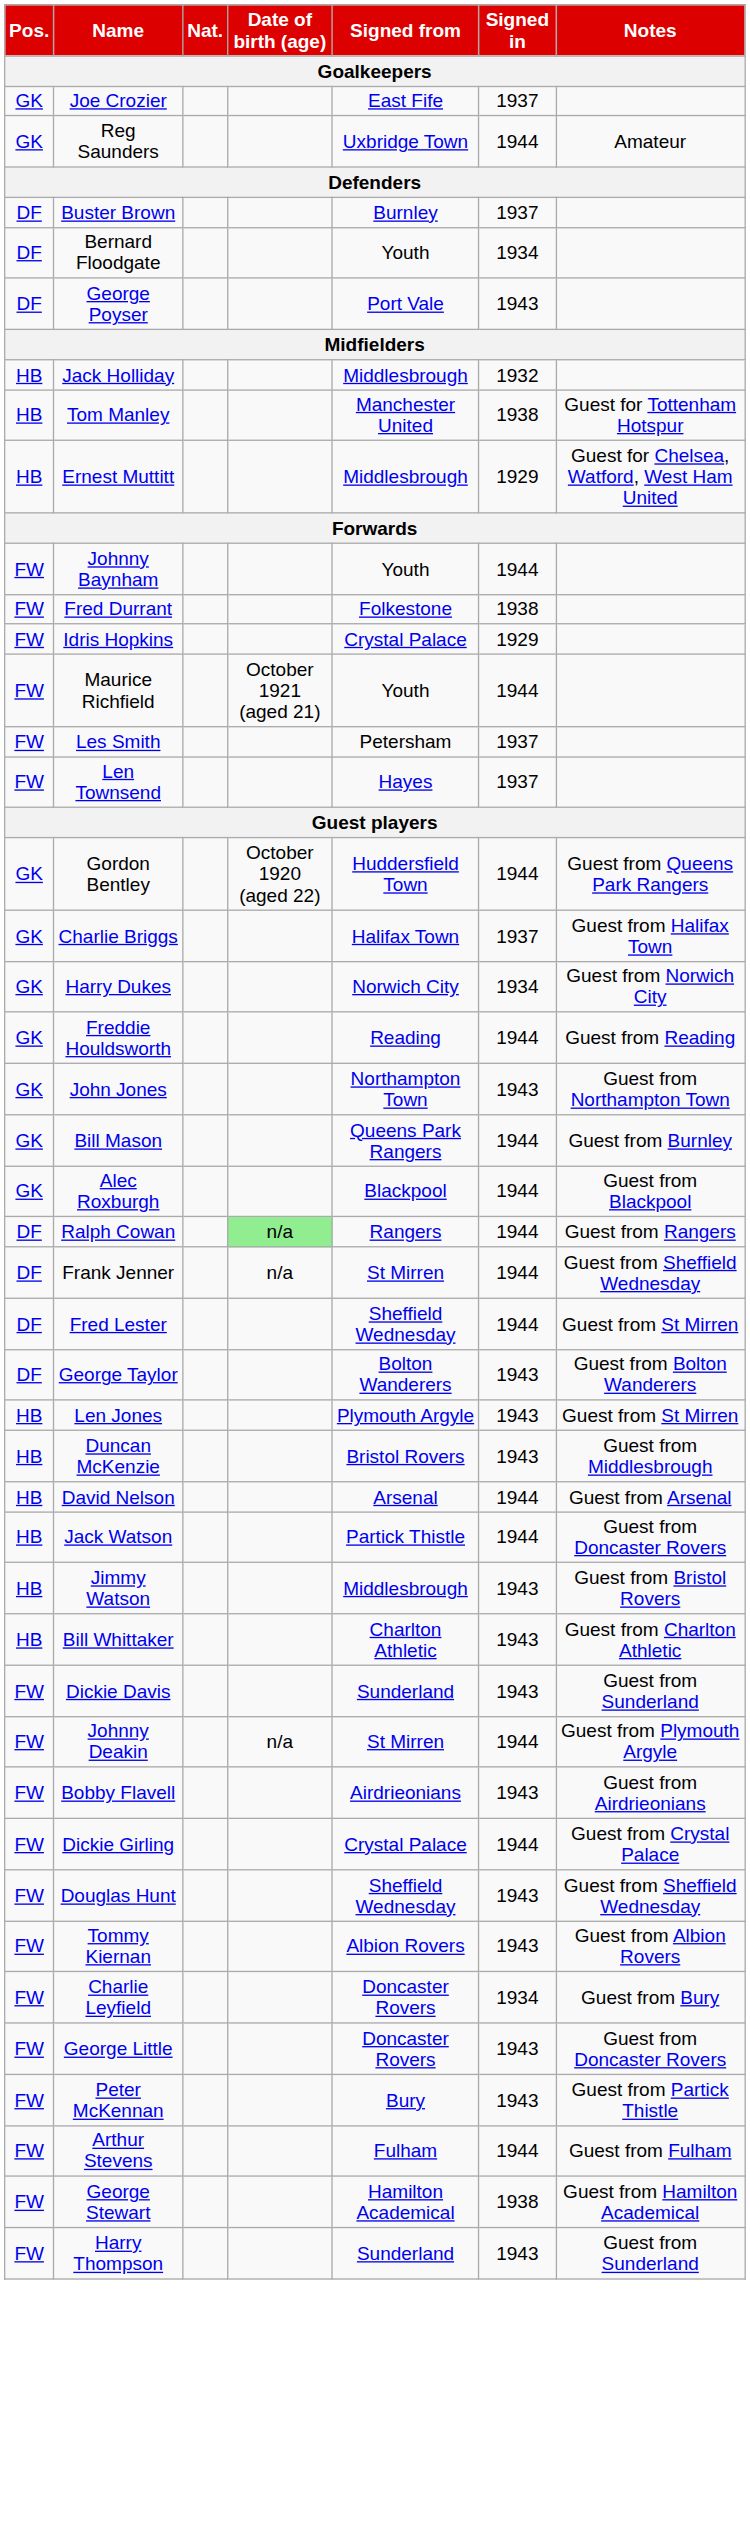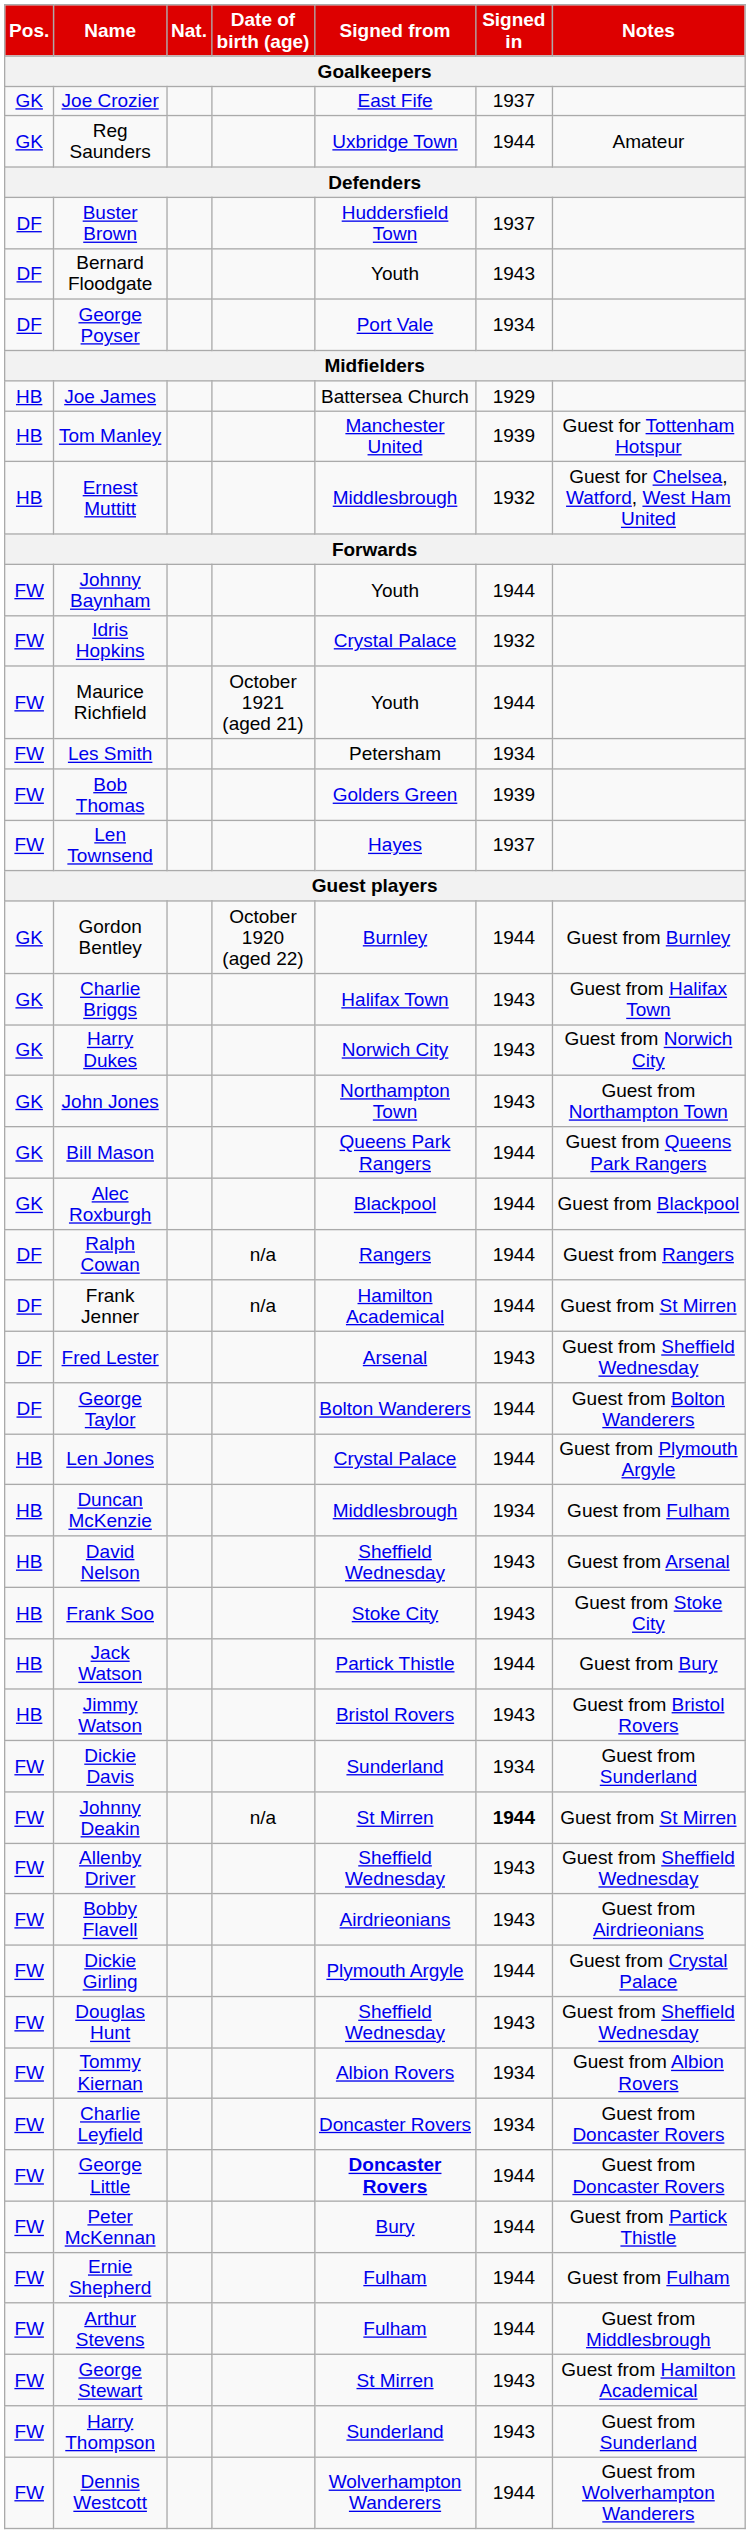(406, 212) Burnley -> (395, 223) Huddersfield Town
(517, 253) 1934 -> (514, 274) 1943
(517, 304) 1943 -> (514, 325) 1934
- row: (118, 375)
+ row: (110, 396)
(517, 415) 1938 -> (514, 437) 1939
(517, 477) 1929 -> (514, 498) 1932
- row: (118, 609)
(517, 639) 1929 -> (514, 641) 1932
(517, 742) 1937 -> (514, 754) 1934
+ row: (110, 795)
(406, 874) Huddersfield Town -> (395, 937) Burnley
(650, 874) Guest from Queens Park Rangers -> (648, 937) Guest from Burnley
(517, 936) 1937 -> (514, 999) 1943
(517, 987) 1934 -> (514, 1050) 1943
- row: (118, 1038)
(650, 1140) Guest from Burnley -> (648, 1153) Guest from Queens Park Rangers
(280, 1232) lightgreen background -> (263, 1255) no background
(406, 1273) St Mirren -> (395, 1306) Hamilton Academical
(650, 1273) Guest from Sheffield Wednesday -> (648, 1306) Guest from St Mirren
(406, 1324) Sheffield Wednesday -> (395, 1357) Arsenal
(517, 1324) 1944 -> (514, 1357) 1943
(650, 1324) Guest from St Mirren -> (648, 1357) Guest from Sheffield Wednesday
(517, 1375) 1943 -> (514, 1408) 1944
(406, 1416) Plymouth Argyle -> (395, 1460) Crystal Palace
(517, 1416) 1943 -> (514, 1460) 1944
(650, 1416) Guest from St Mirren -> (648, 1460) Guest from Plymouth Argyle
(406, 1456) Bristol Rovers -> (395, 1511) Middlesbrough
(517, 1456) 1943 -> (514, 1511) 1934
(650, 1456) Guest from Middlesbrough -> (648, 1511) Guest from Fulham
(406, 1497) Arsenal -> (395, 1562) Sheffield Wednesday
(517, 1497) 1944 -> (514, 1562) 1943
+ row: (110, 1613)
(650, 1537) Guest from Doncaster Rovers -> (648, 1664) Guest from Bury
(406, 1589) Middlesbrough -> (395, 1715) Bristol Rovers
- row: (118, 1640)
(517, 1691) 1943 -> (514, 1766) 1934
(517, 1742) normal -> (514, 1818) bold
(650, 1742) Guest from Plymouth Argyle -> (648, 1818) Guest from St Mirren
+ row: (110, 1869)
(406, 1844) Crystal Palace -> (395, 1971) Plymouth Argyle
(517, 1947) 1943 -> (514, 2073) 1934
(650, 1998) Guest from Bury -> (648, 2124) Guest from Doncaster Rovers
(406, 2049) normal -> (395, 2176) bold
(517, 2049) 1943 -> (514, 2176) 1944
(517, 2100) 1943 -> (514, 2227) 1944
+ row: (110, 2278)
(650, 2151) Guest from Fulham -> (648, 2329) Guest from Middlesbrough
(406, 2202) Hamilton Academical -> (395, 2380) St Mirren
(517, 2202) 1938 -> (514, 2380) 1943
+ row: (110, 2493)
